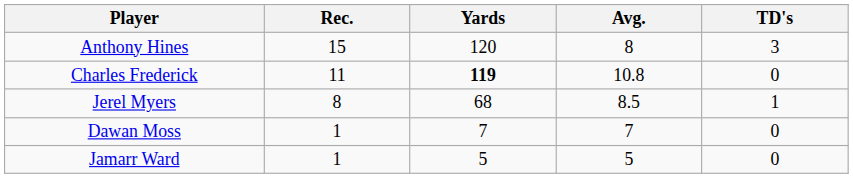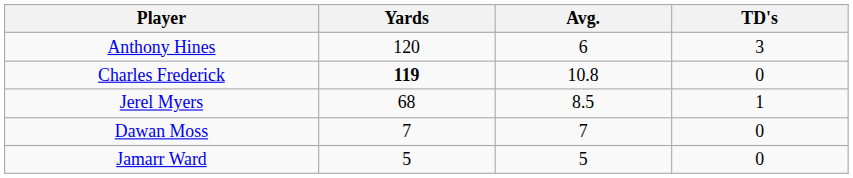- column: (337, 18)
(629, 46) 8 -> (583, 46) 6
